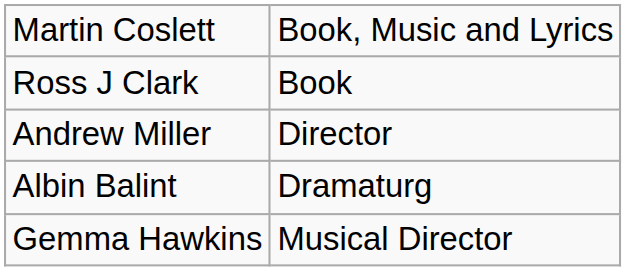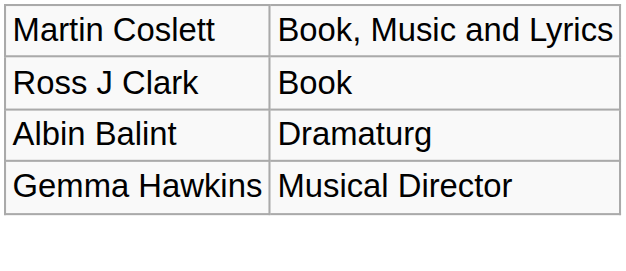- row: (112, 134)
